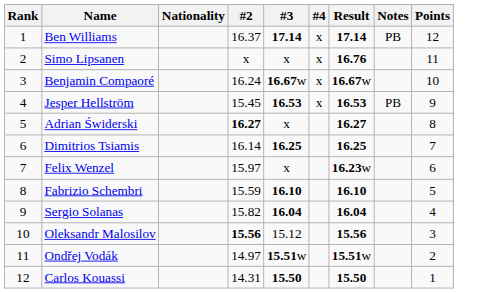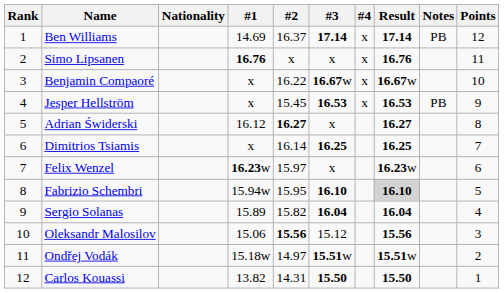+ column: (251, 15)
(246, 81) 16.24 -> (291, 81) 16.22
(246, 190) 15.59 -> (291, 190) 15.95
(351, 190) no background -> (397, 190) lightgrey background
